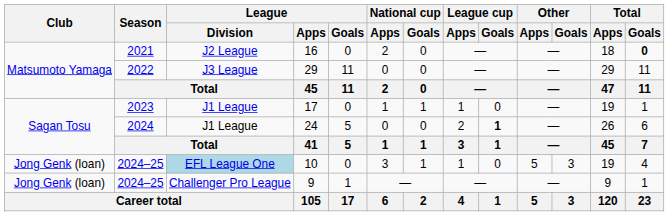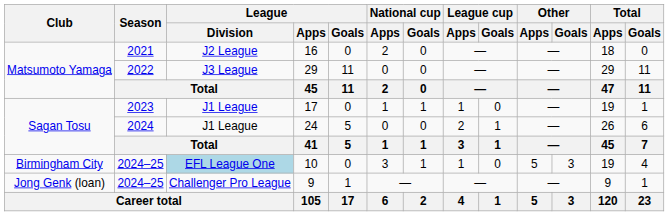(644, 51) bold -> (644, 51) normal
(498, 126) bold -> (498, 126) normal
(60, 164) Jong Genk (loan) -> (60, 164) Birmingham City
